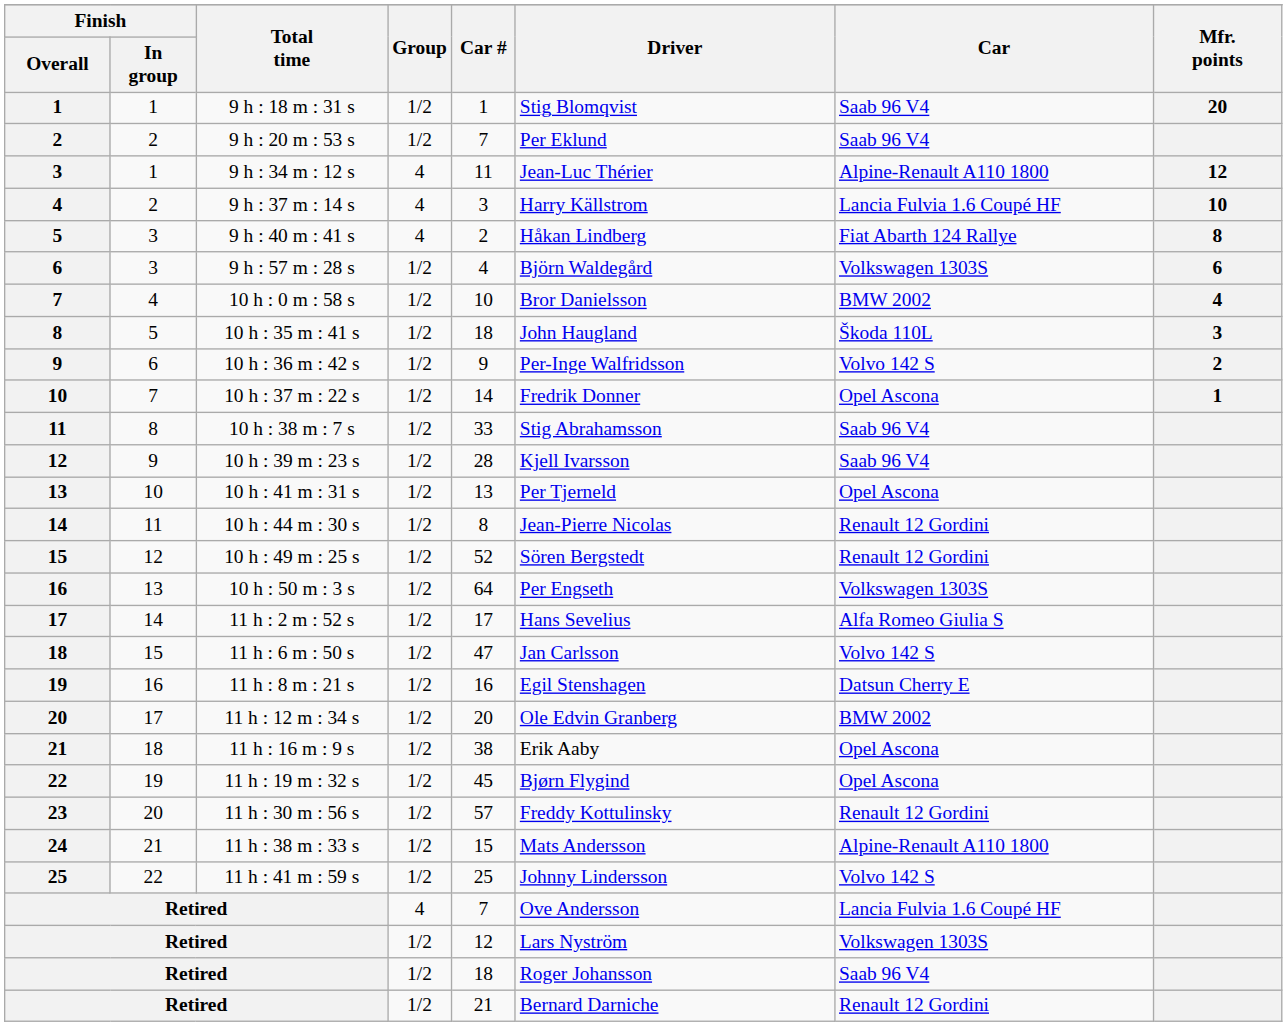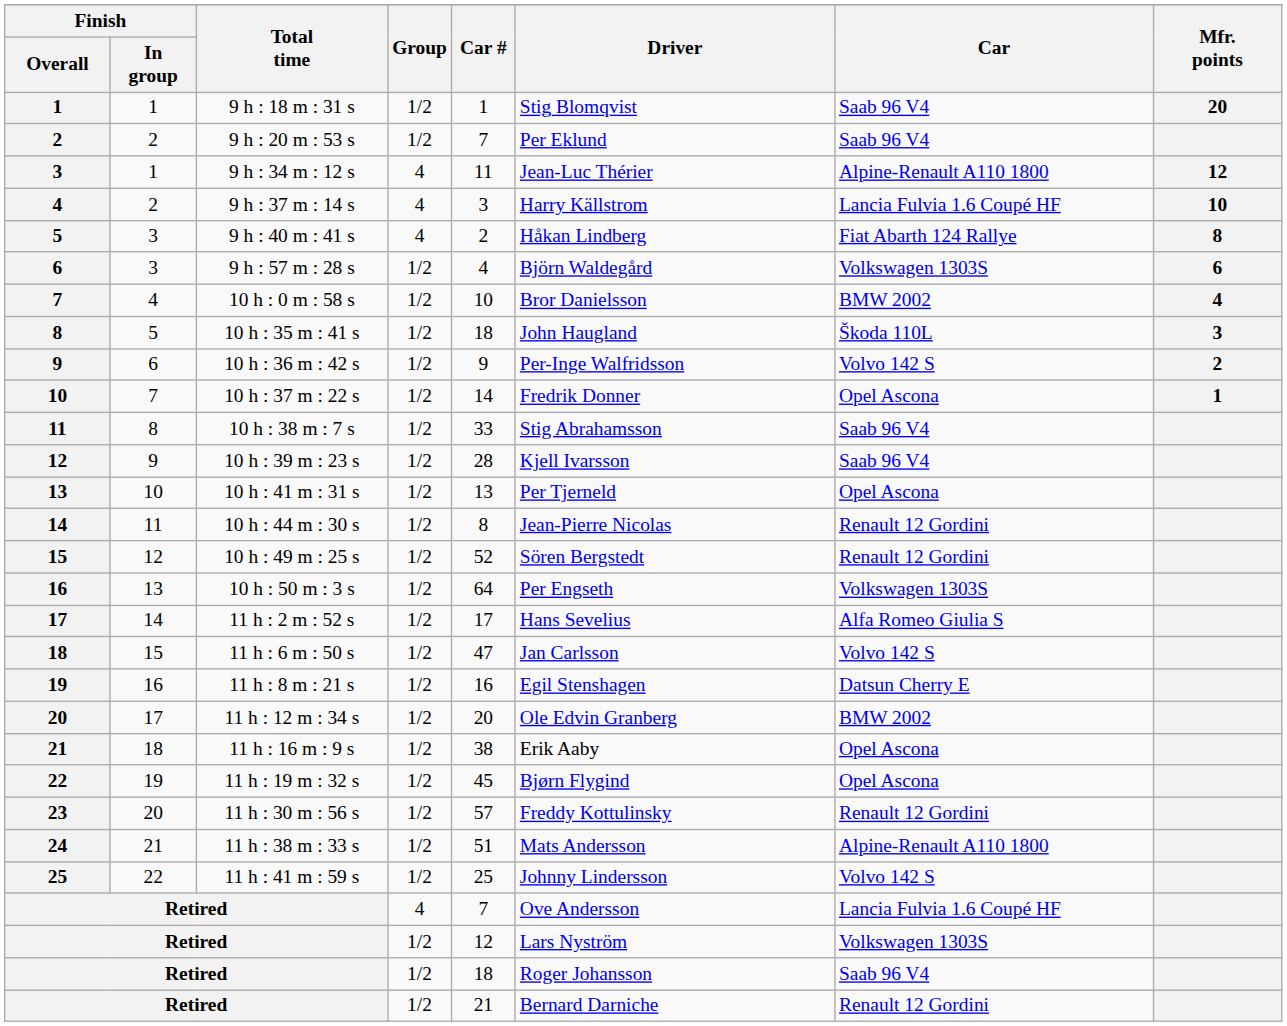(483, 845) 15 -> (483, 845) 51
